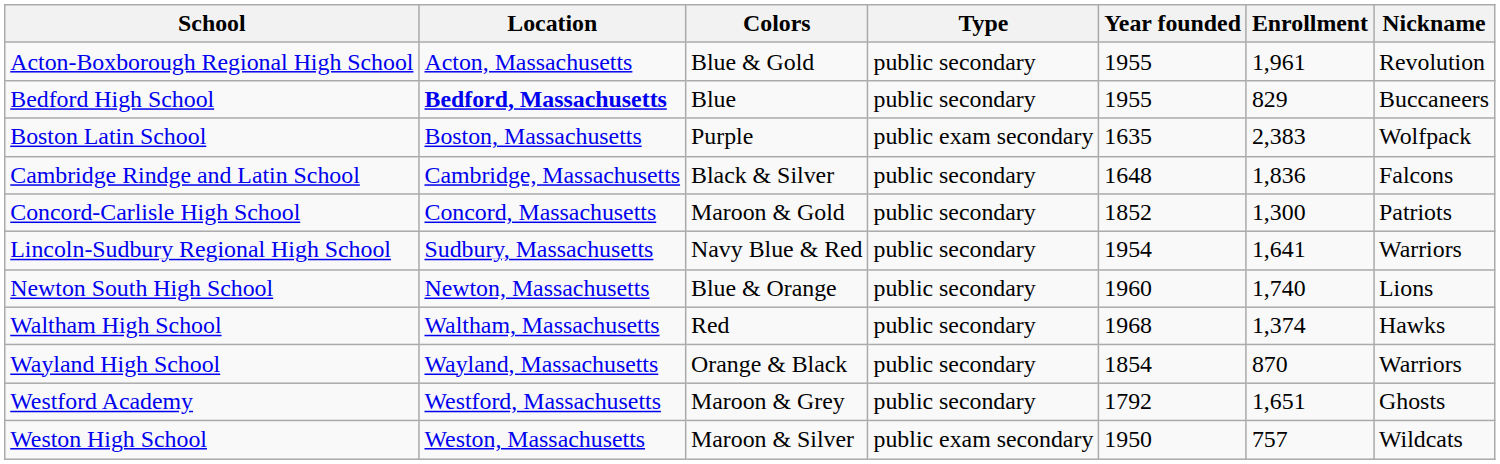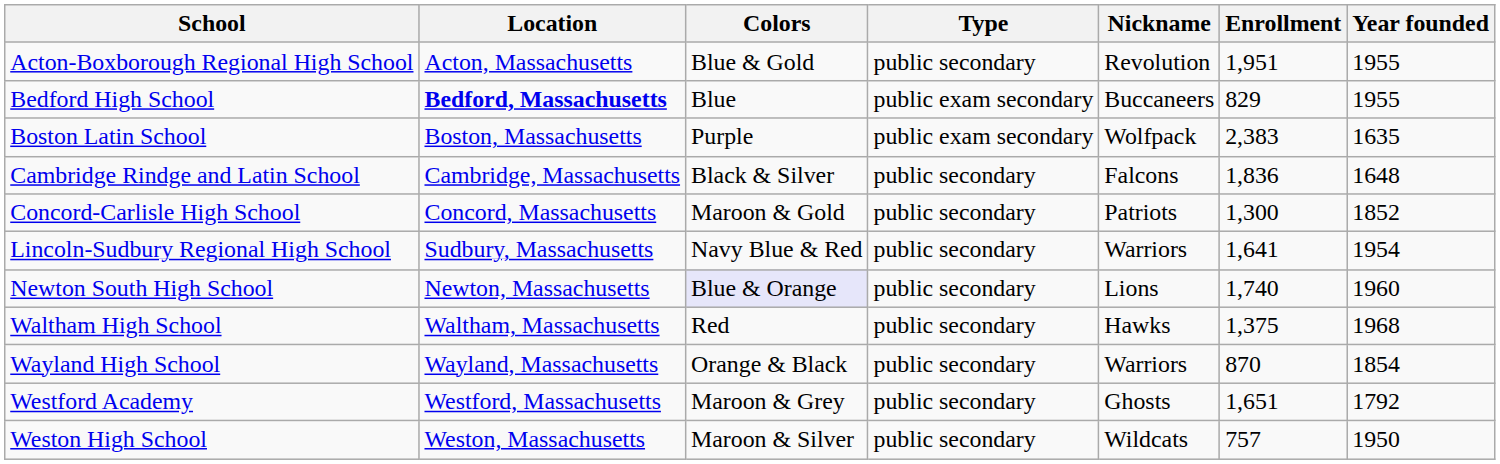columns swapped: (1173, 23) <-> (1434, 23)
(1279, 61) 1,961 -> (1252, 61) 1,951
(955, 99) public secondary -> (983, 99) public exam secondary
(764, 288) no background -> (764, 288) lavender background
(1279, 325) 1,374 -> (1252, 325) 1,375
(983, 439) public exam secondary -> (955, 439) public secondary
